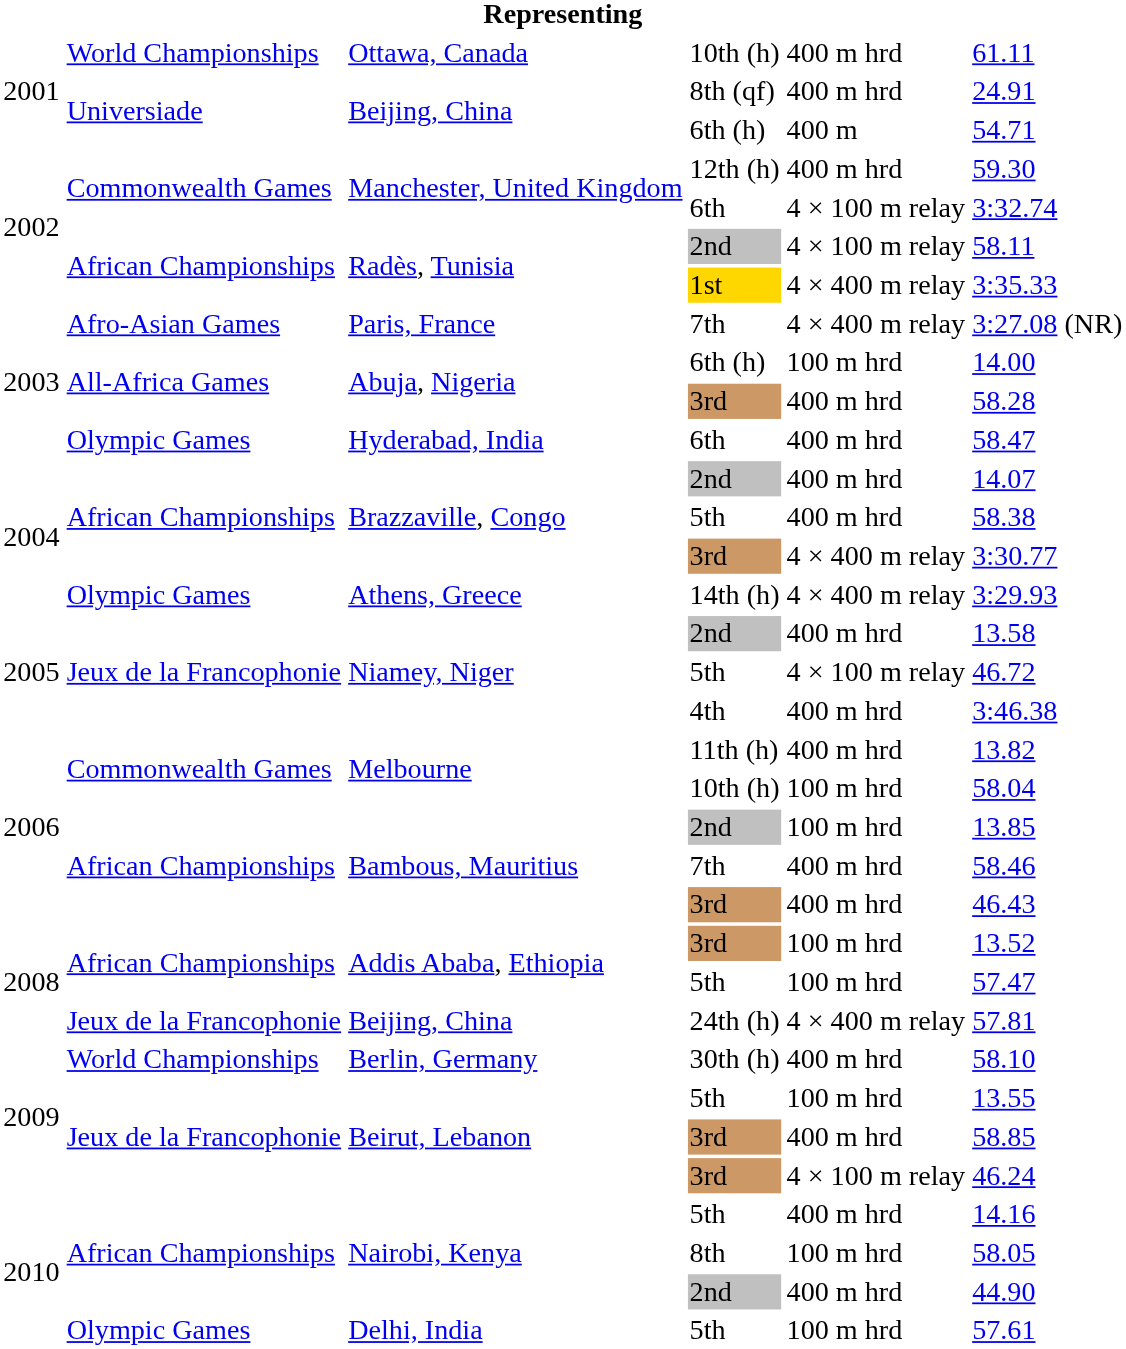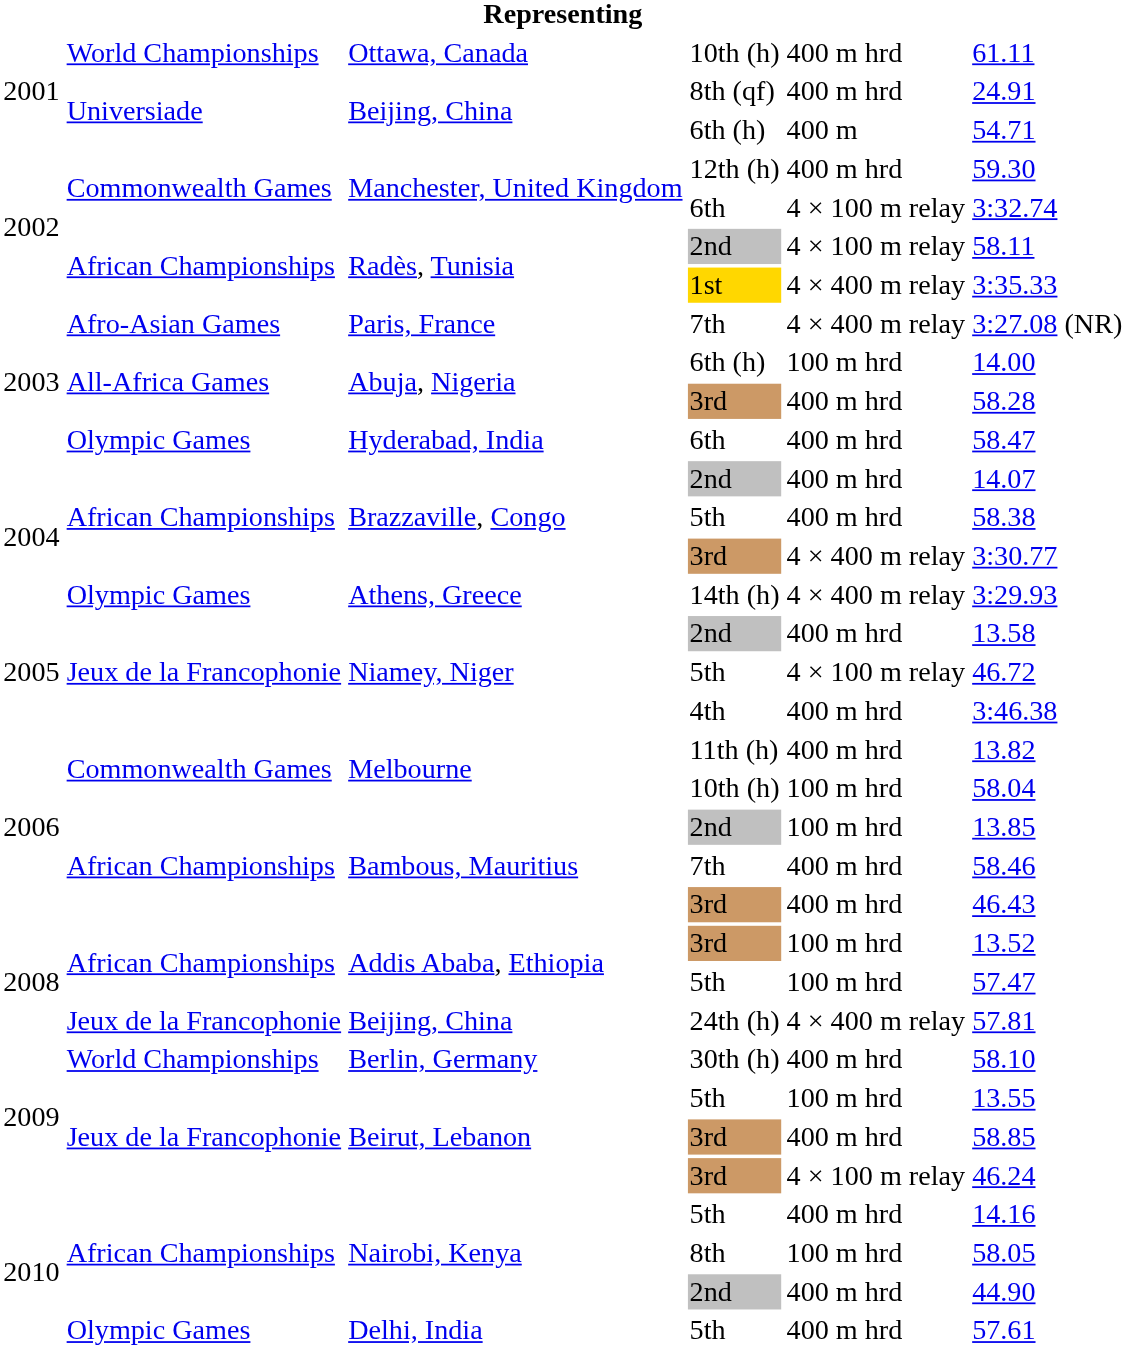(844, 1330) 100 m hrd -> (844, 1330) 400 m hrd
